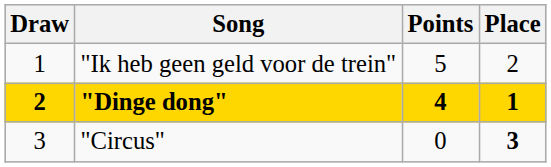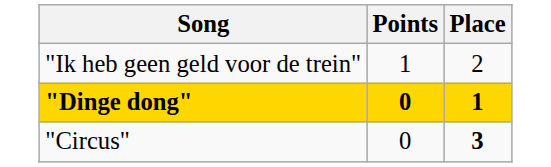- column: (40, 24)
(440, 63) 5 -> (405, 63) 1
(440, 102) 4 -> (405, 102) 0
